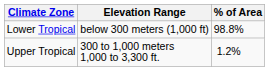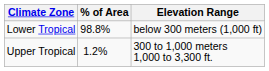columns swapped: (145, 12) <-> (238, 12)
